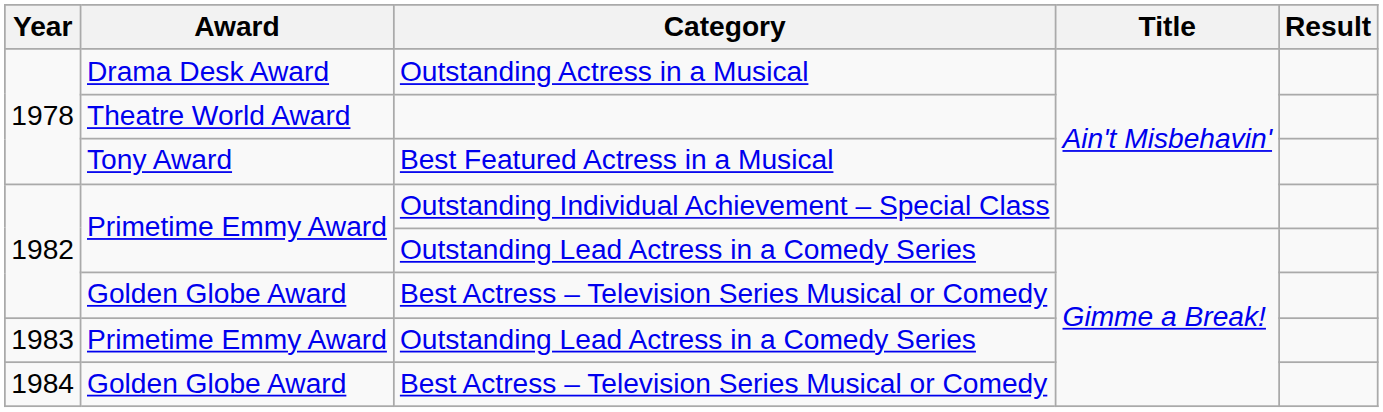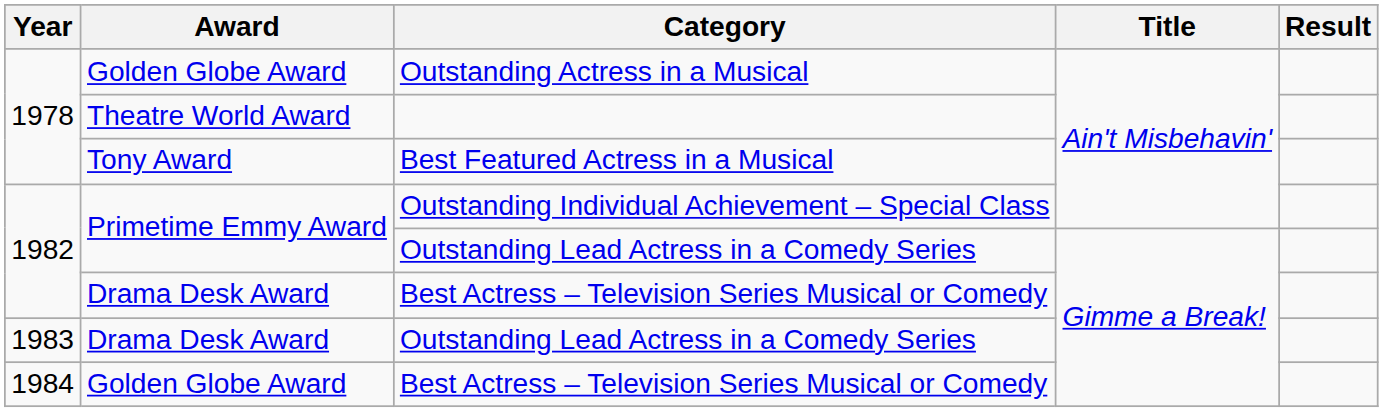(208, 71) Drama Desk Award -> (217, 71) Golden Globe Award
(217, 294) Golden Globe Award -> (208, 294) Drama Desk Award
(237, 339) Primetime Emmy Award -> (208, 339) Drama Desk Award
